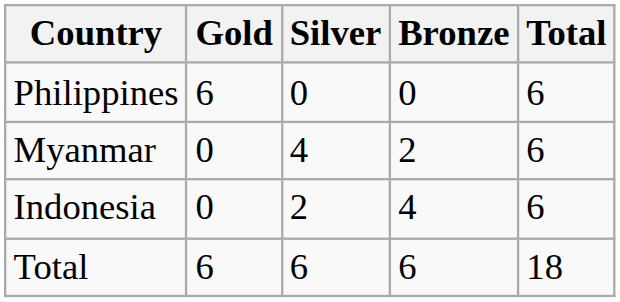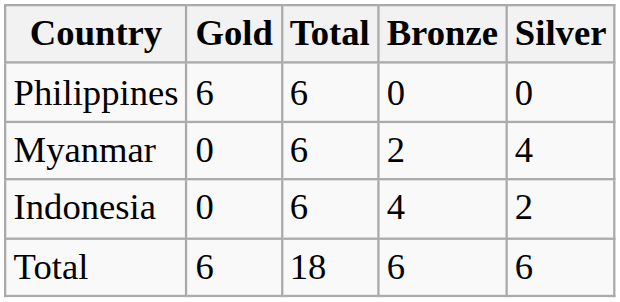columns swapped: (335, 33) <-> (566, 33)
